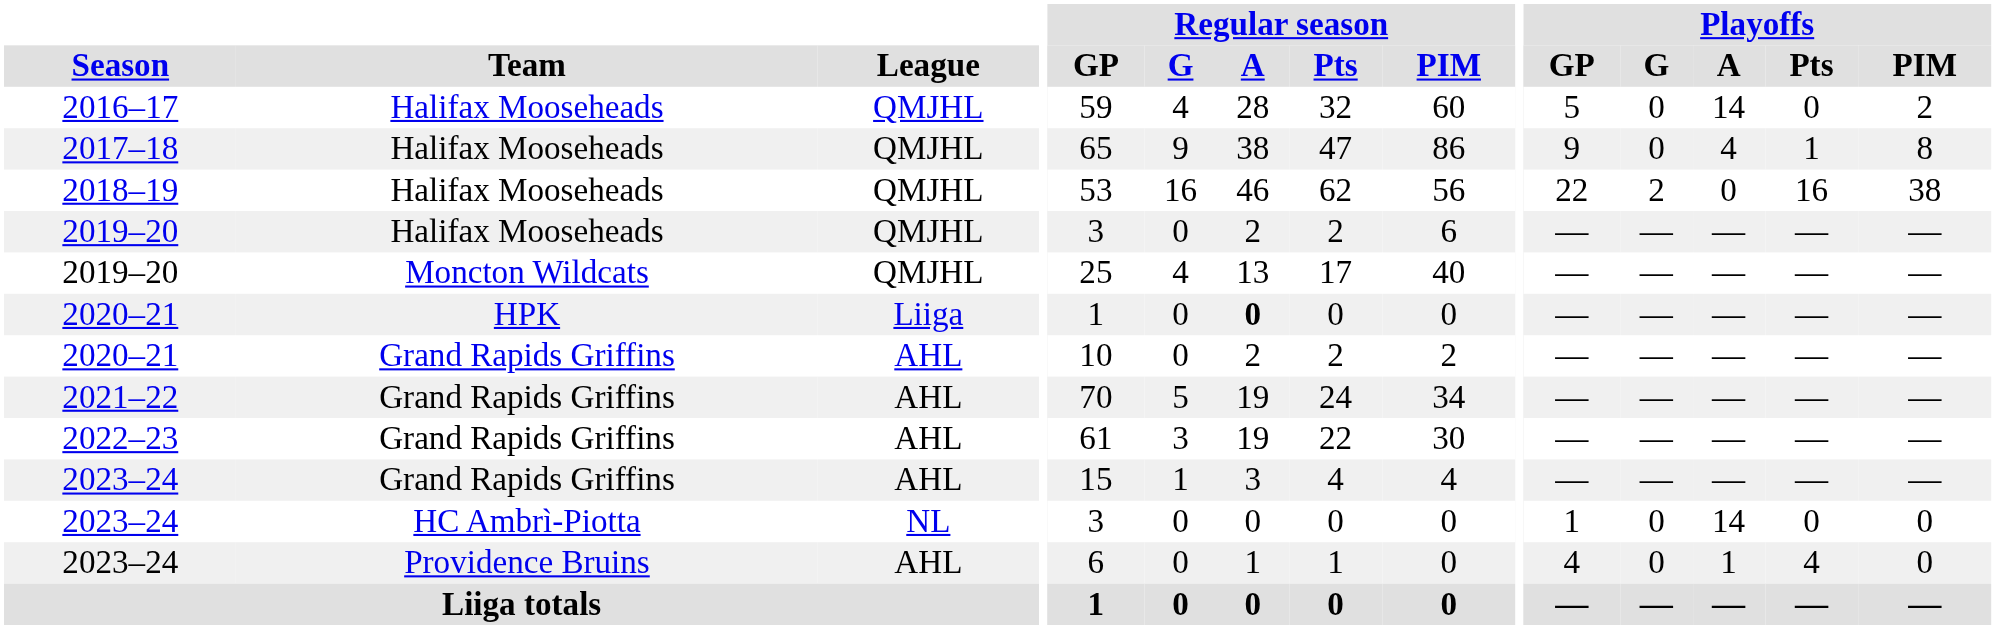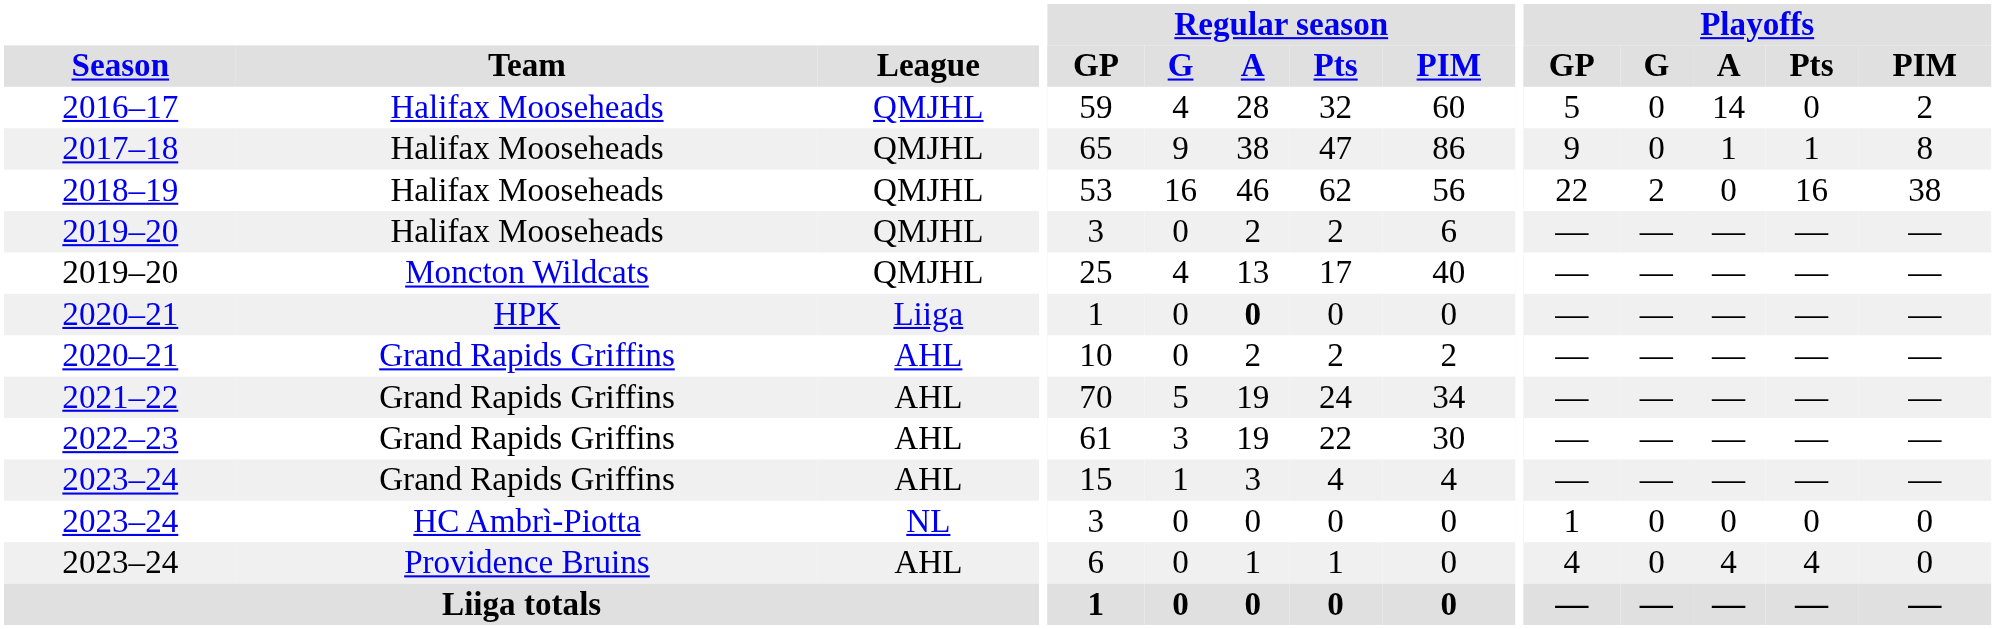(1729, 148) 4 -> (1729, 148) 1
(1729, 520) 14 -> (1729, 520) 0
(1729, 562) 1 -> (1729, 562) 4
